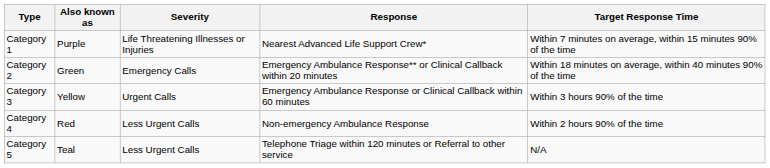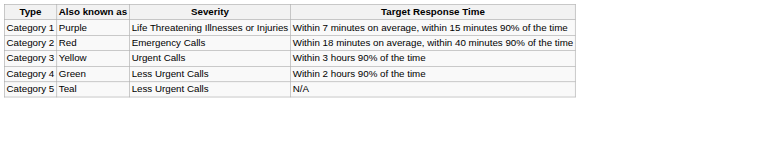- column: (394, 17)
(87, 70) Green -> (93, 43) Red
(87, 123) Red -> (93, 74) Green
